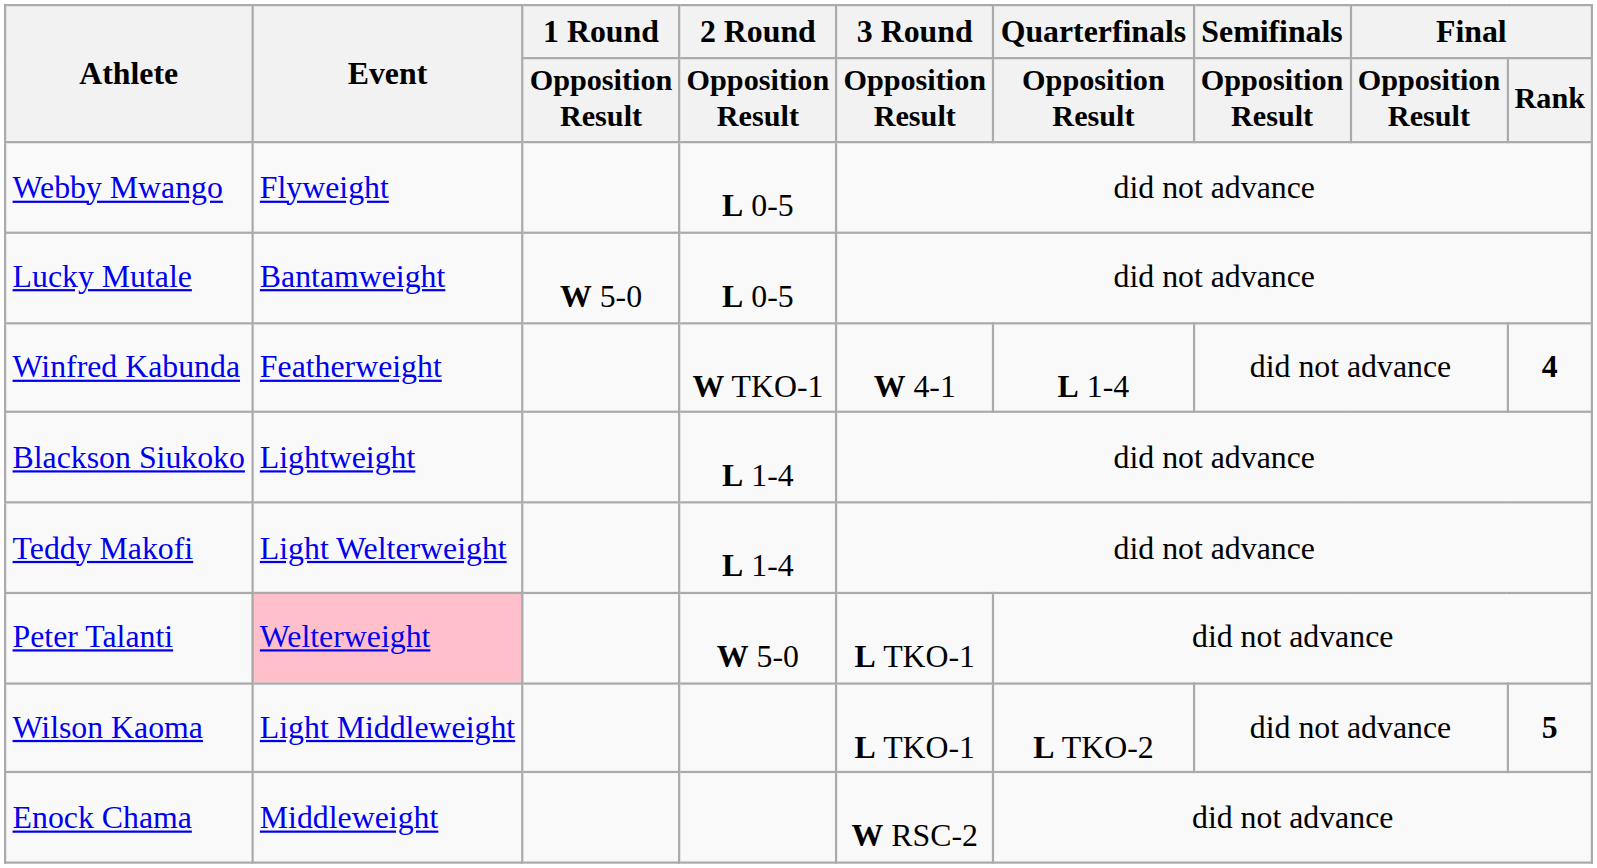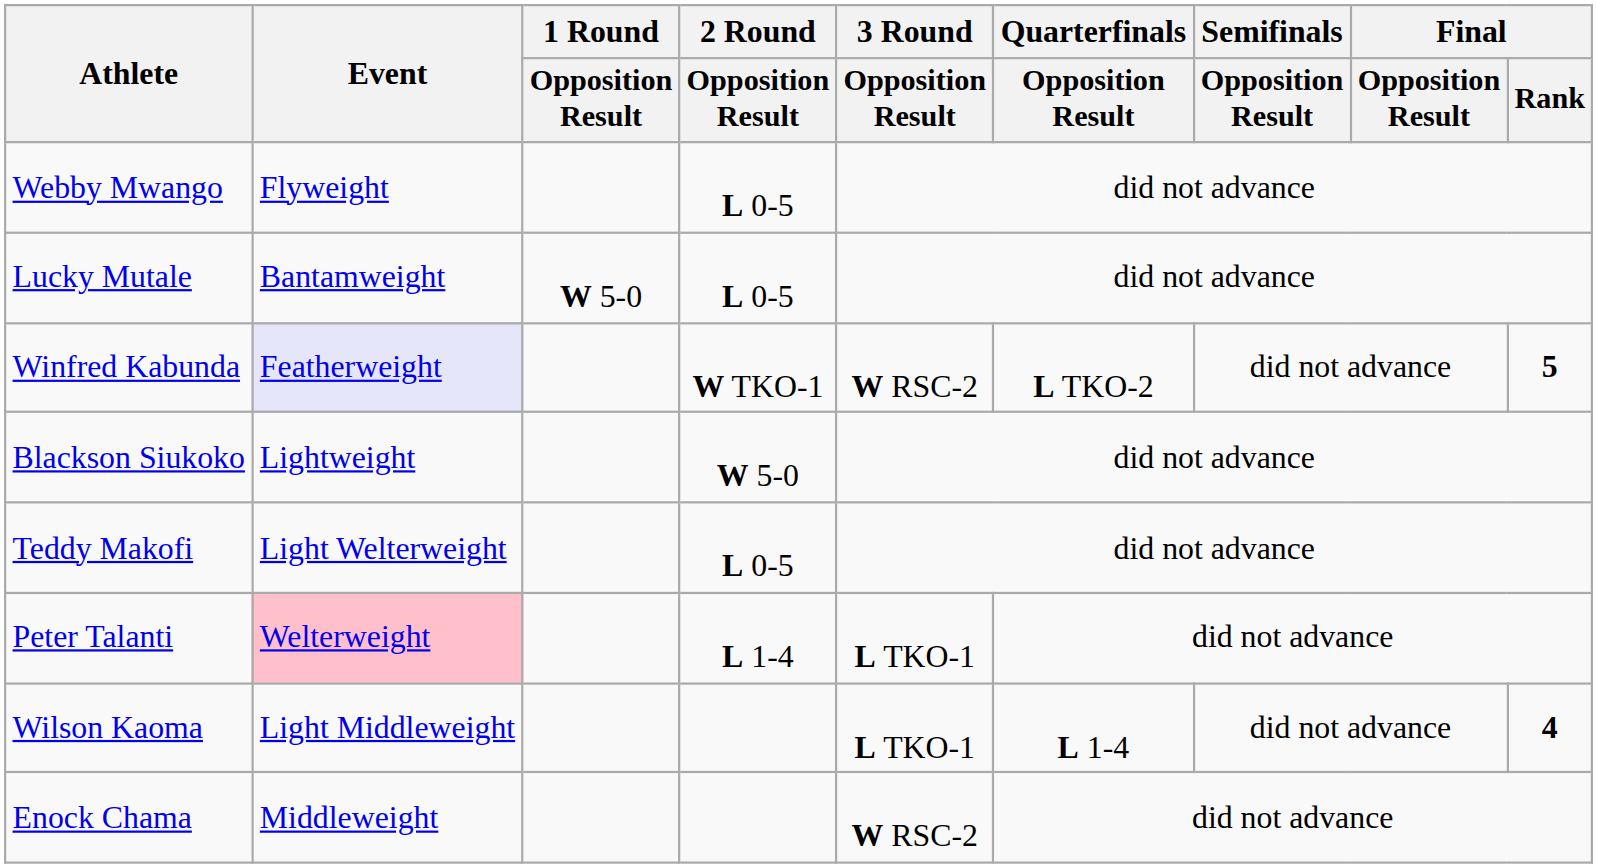(351, 367) no background -> (351, 367) lavender background
(915, 386) W 4-1 -> (915, 386) W RSC-2
(1093, 386) L 1-4 -> (1093, 386) L TKO-2
(1550, 367) 4 -> (1550, 367) 5
(758, 476) L 1-4 -> (758, 476) W 5-0
(758, 566) L 1-4 -> (758, 566) L 0-5
(758, 656) W 5-0 -> (758, 656) L 1-4
(1093, 746) L TKO-2 -> (1093, 746) L 1-4
(1550, 727) 5 -> (1550, 727) 4
